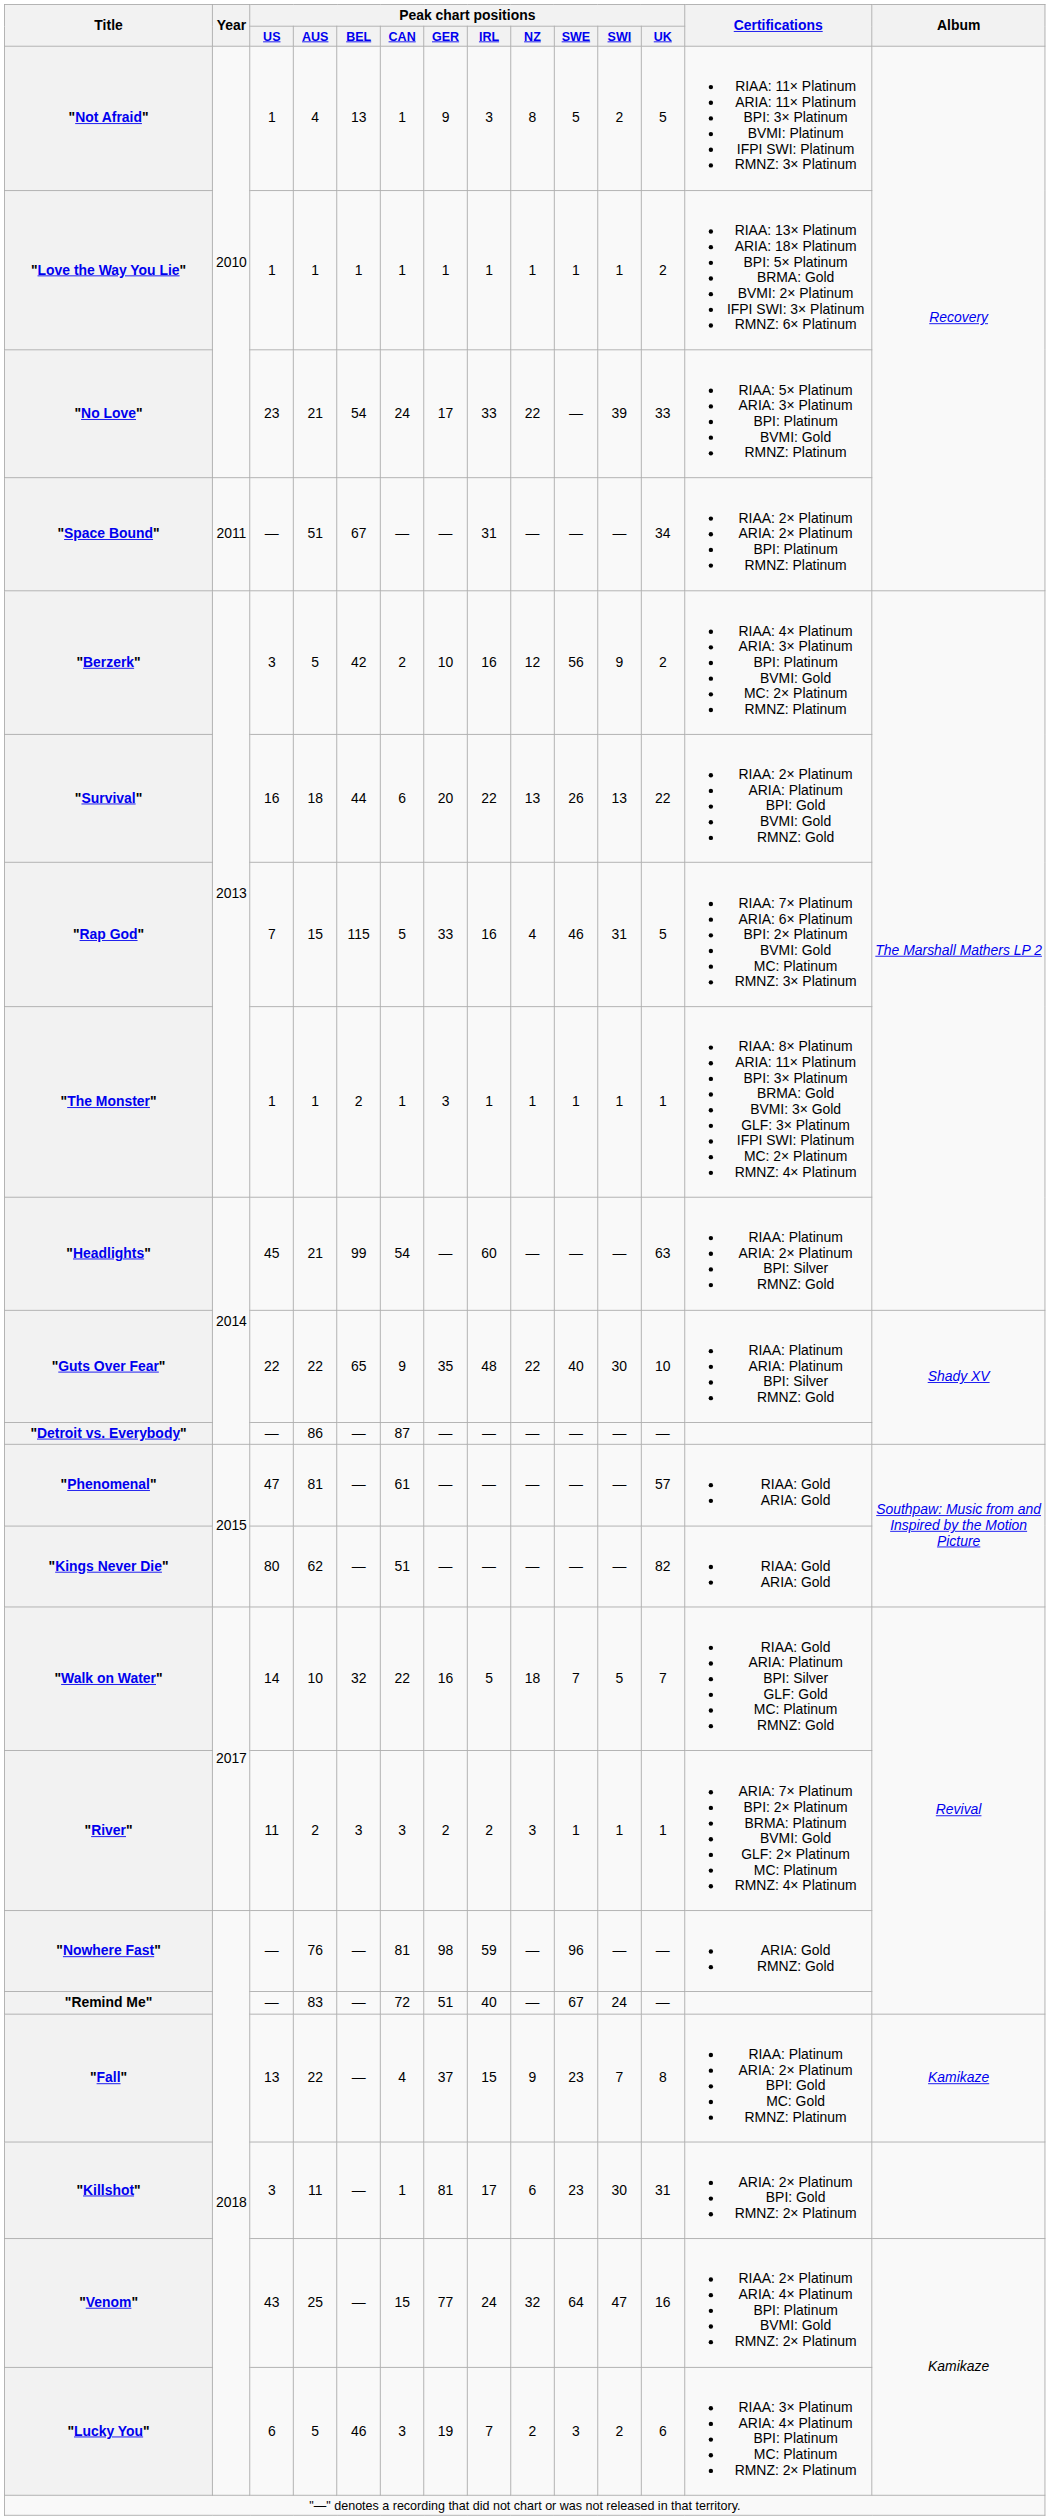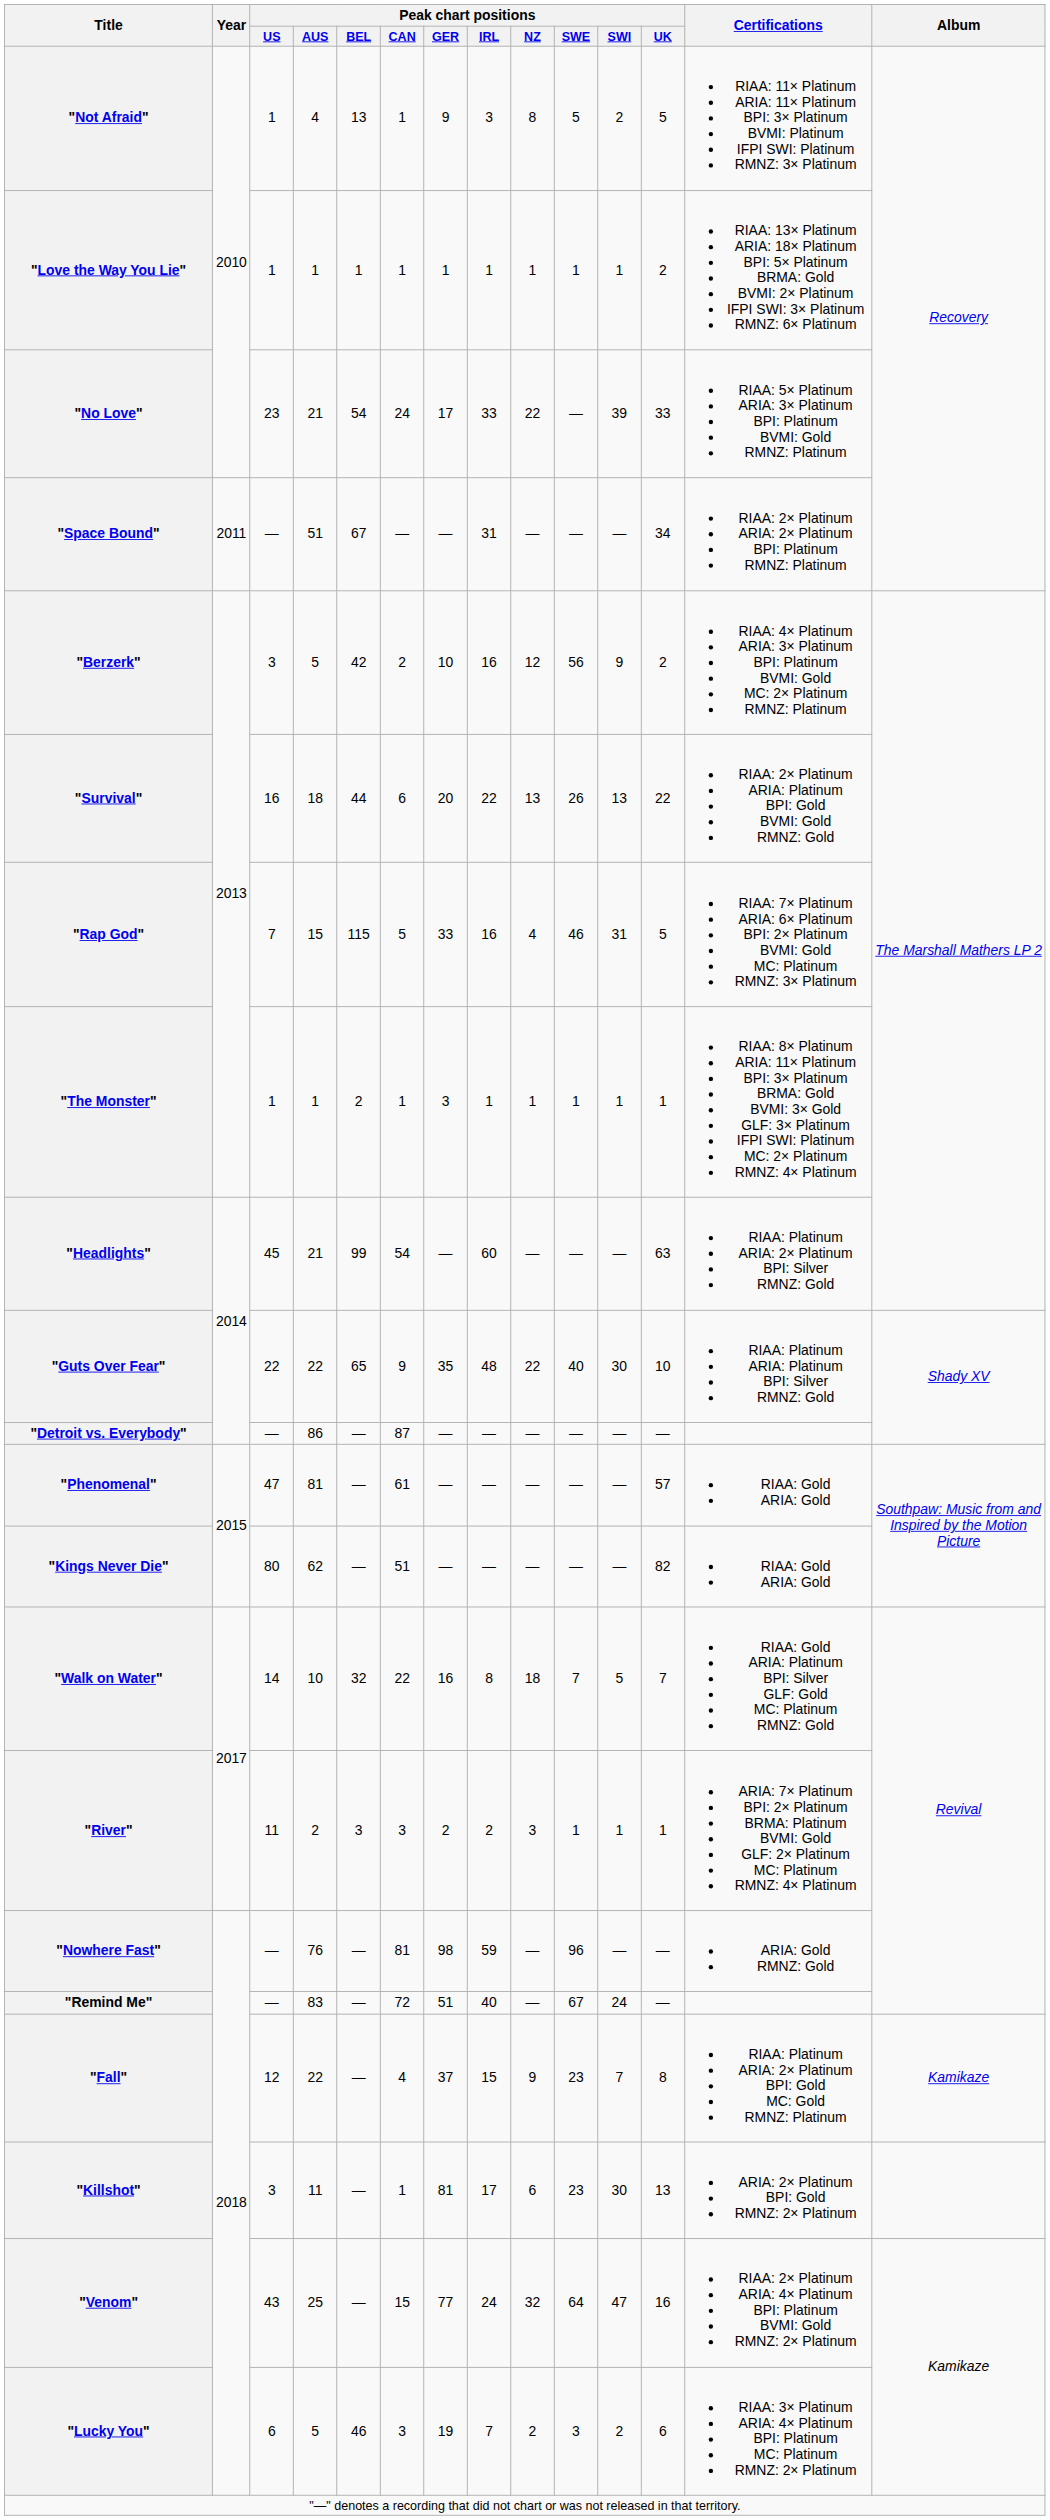(489, 1678) 5 -> (489, 1678) 8
(272, 2077) 13 -> (272, 2077) 12
(663, 2190) 31 -> (663, 2190) 13
